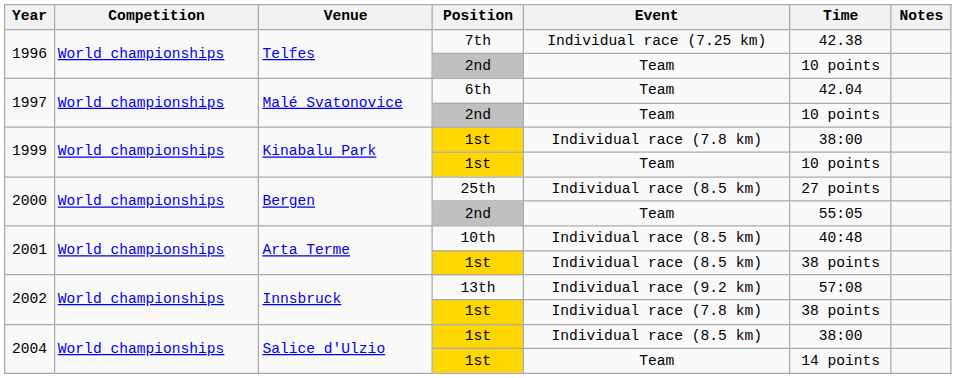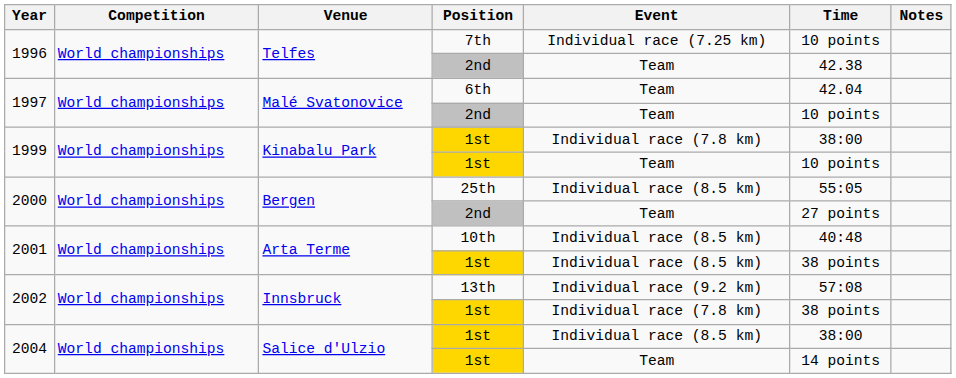(841, 41) 42.38 -> (841, 41) 10 points
(841, 66) 10 points -> (841, 66) 42.38
(841, 189) 27 points -> (841, 189) 55:05
(841, 213) 55:05 -> (841, 213) 27 points
